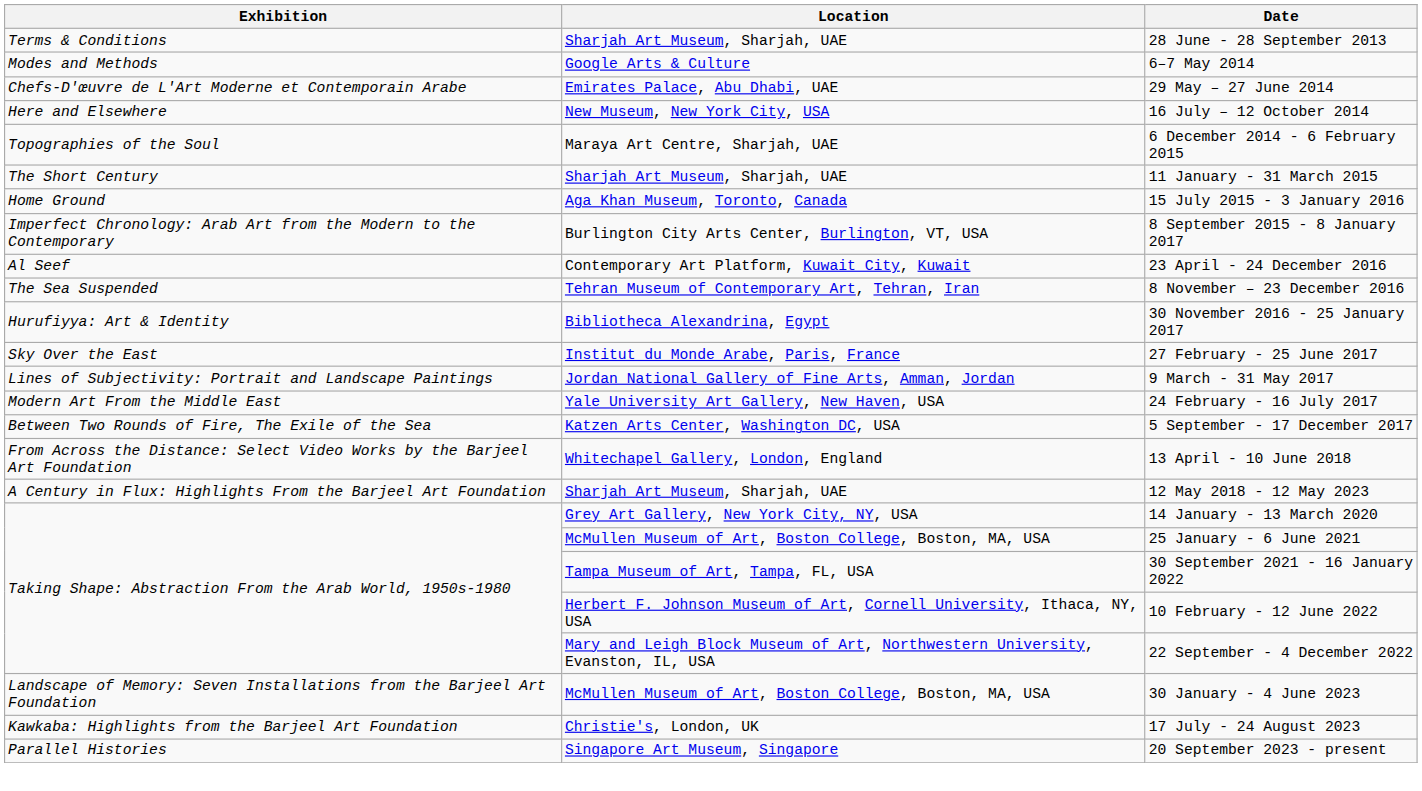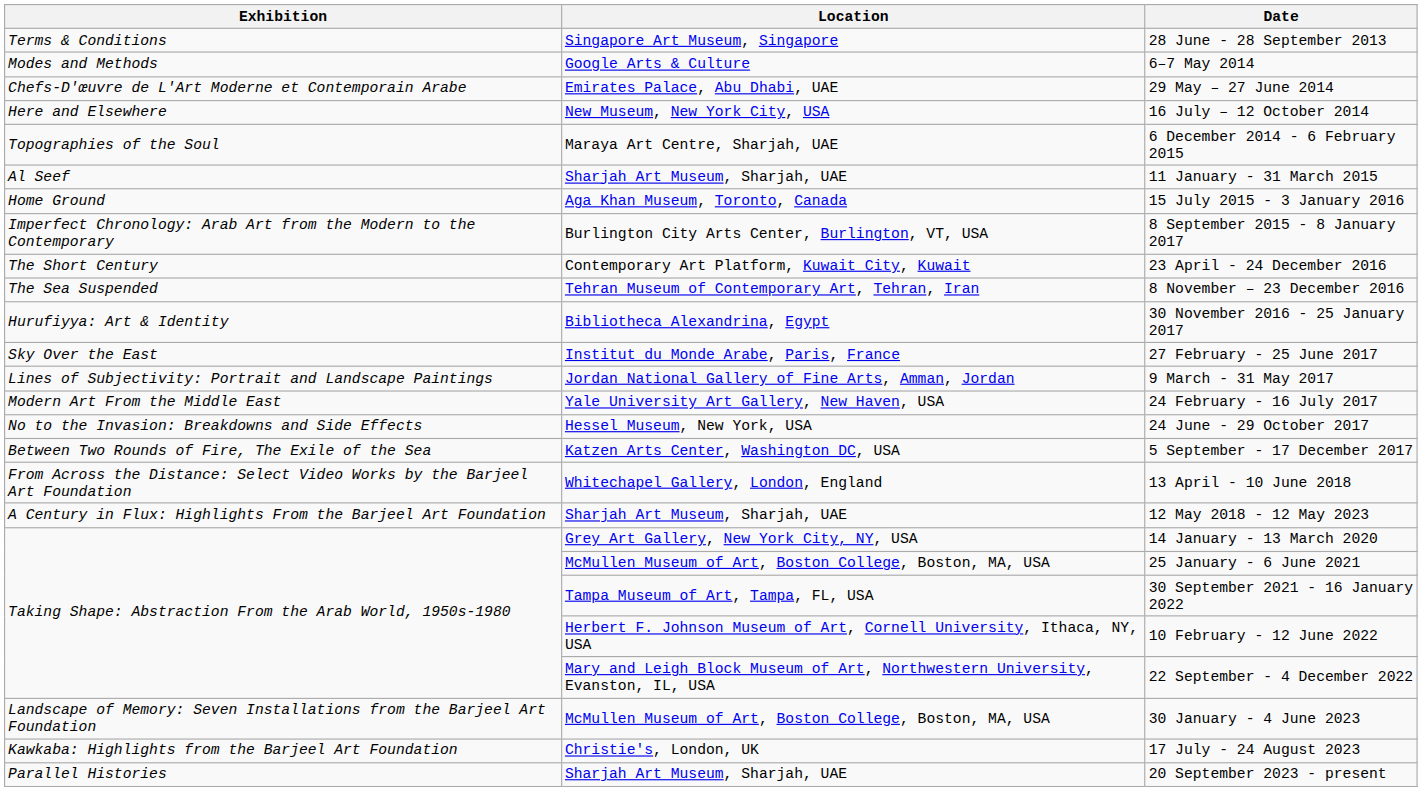(706, 40) Sharjah Art Museum, Sharjah, UAE -> (702, 40) Singapore Art Museum, Singapore
(83, 177) The Short Century -> (39, 177) Al Seef
(39, 266) Al Seef -> (83, 266) The Short Century
+ row: (1259, 427)
(702, 751) Singapore Art Museum, Singapore -> (706, 775) Sharjah Art Museum, Sharjah, UAE
